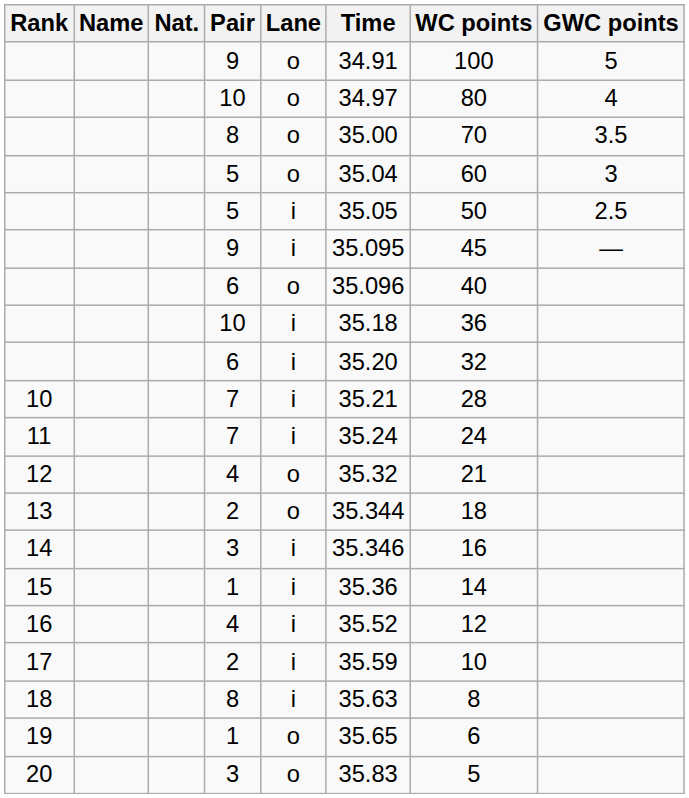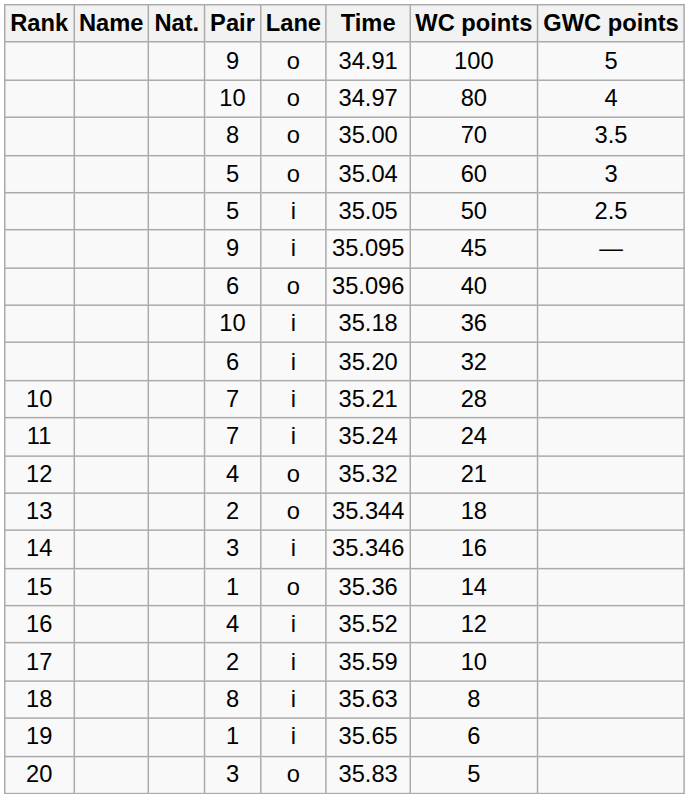(293, 586) i -> (293, 586) o
(293, 736) o -> (293, 736) i
